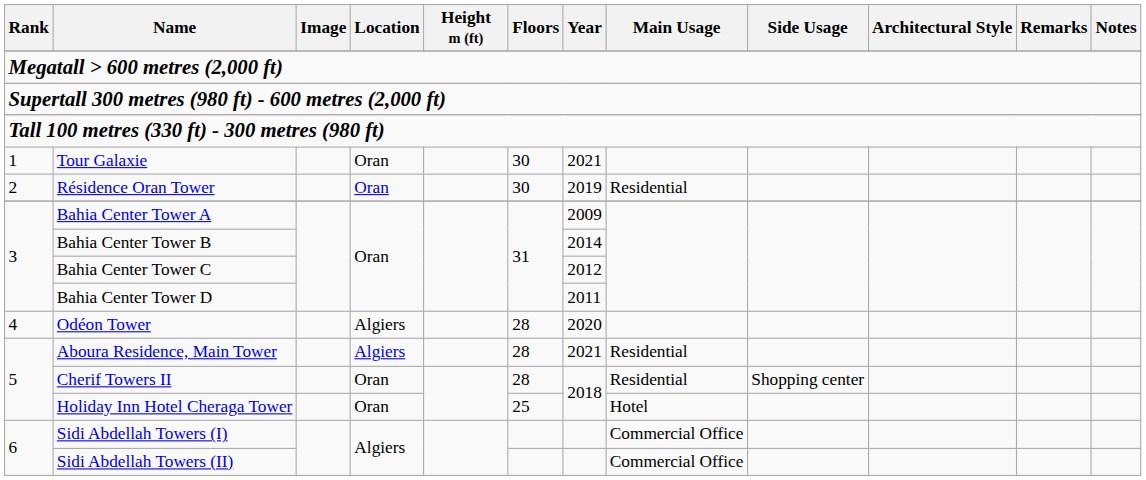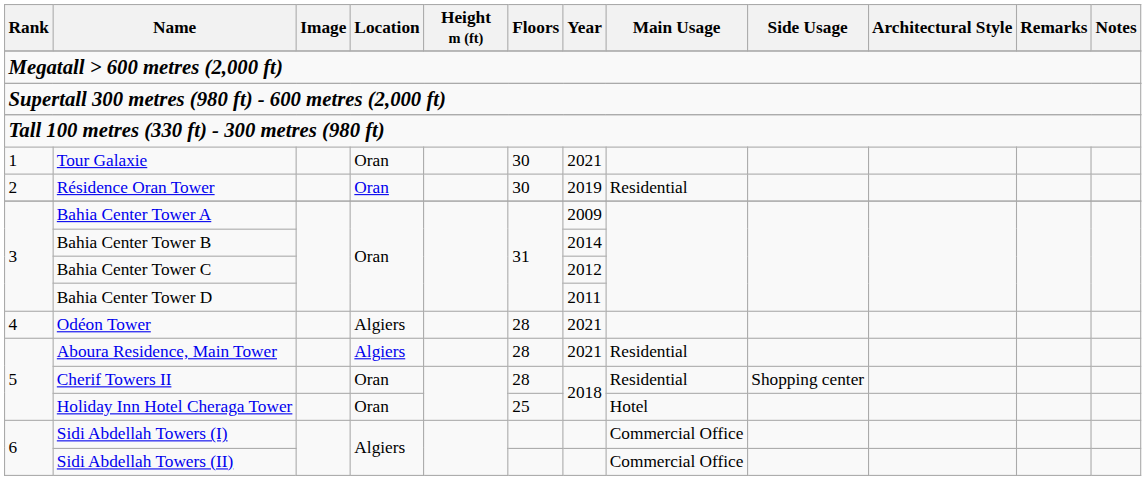(585, 324) 2020 -> (585, 324) 2021
